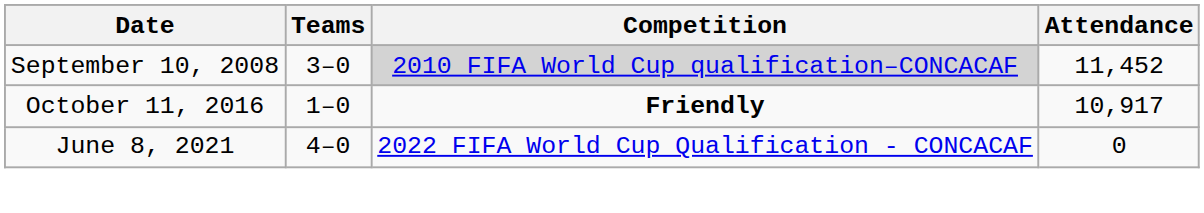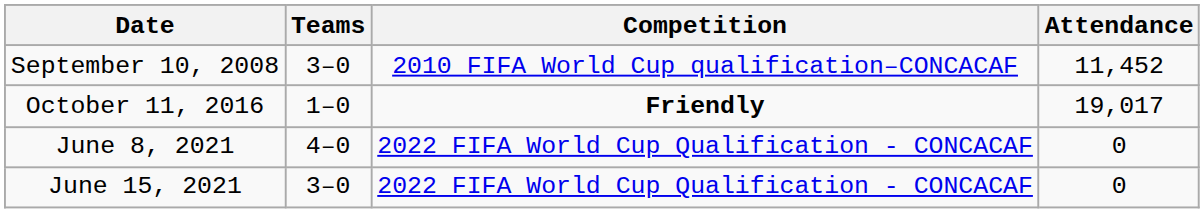(705, 66) lightgrey background -> (705, 66) no background
(1119, 106) 10,917 -> (1119, 106) 19,017
+ row: (145, 187)
